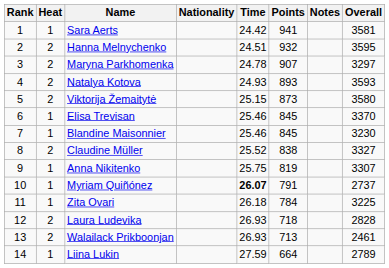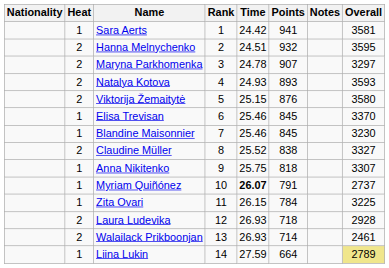columns swapped: (20, 13) <-> (207, 13)
(288, 99) 873 -> (288, 99) 876
(288, 168) 819 -> (288, 168) 818
(253, 202) 26.18 -> (253, 202) 26.15
(364, 220) 2828 -> (364, 220) 2928
(288, 237) 713 -> (288, 237) 714
(364, 254) no background -> (364, 254) khaki background
